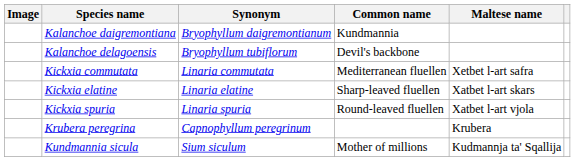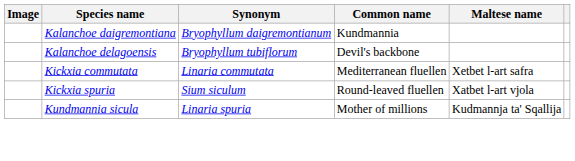- row: (81, 90)
(216, 109) Linaria spuria -> (214, 90) Sium siculum
- row: (90, 128)
(214, 147) Sium siculum -> (216, 109) Linaria spuria
